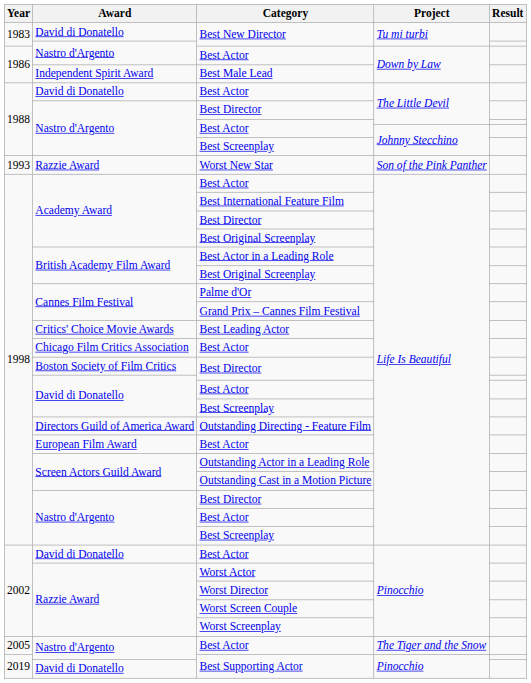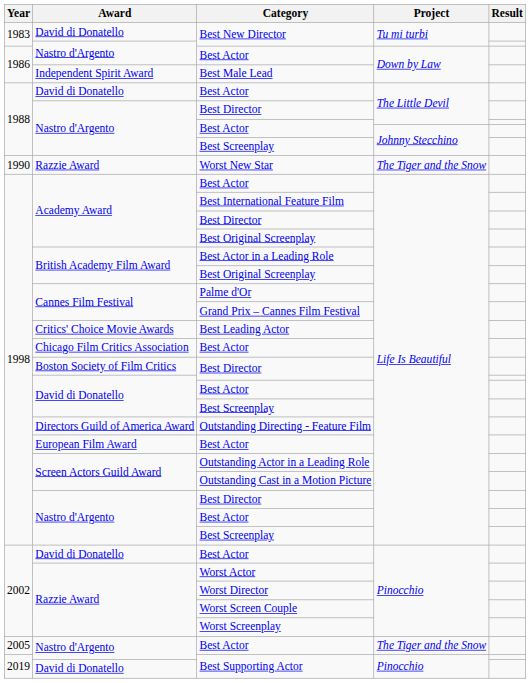(19, 165) 1993 -> (19, 165) 1990
(432, 165) Son of the Pink Panther -> (431, 165) The Tiger and the Snow
